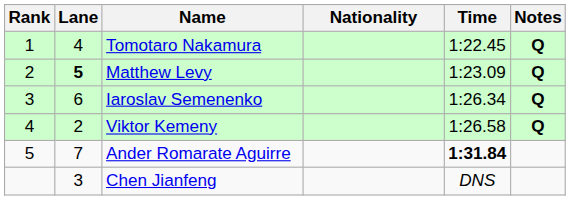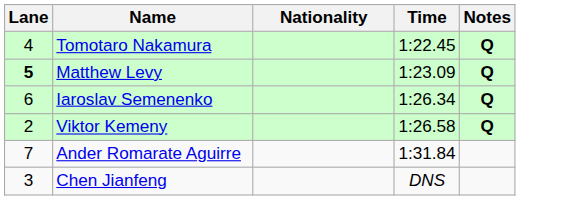- column: (29, 18)
(477, 153) bold -> (427, 153) normal
